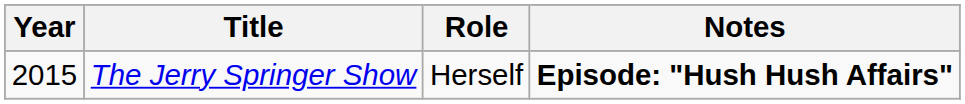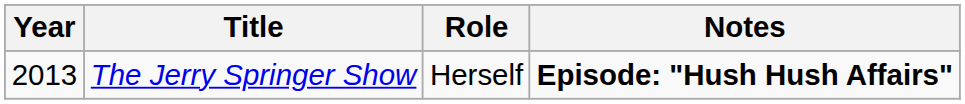(44, 74) 2015 -> (44, 74) 2013
